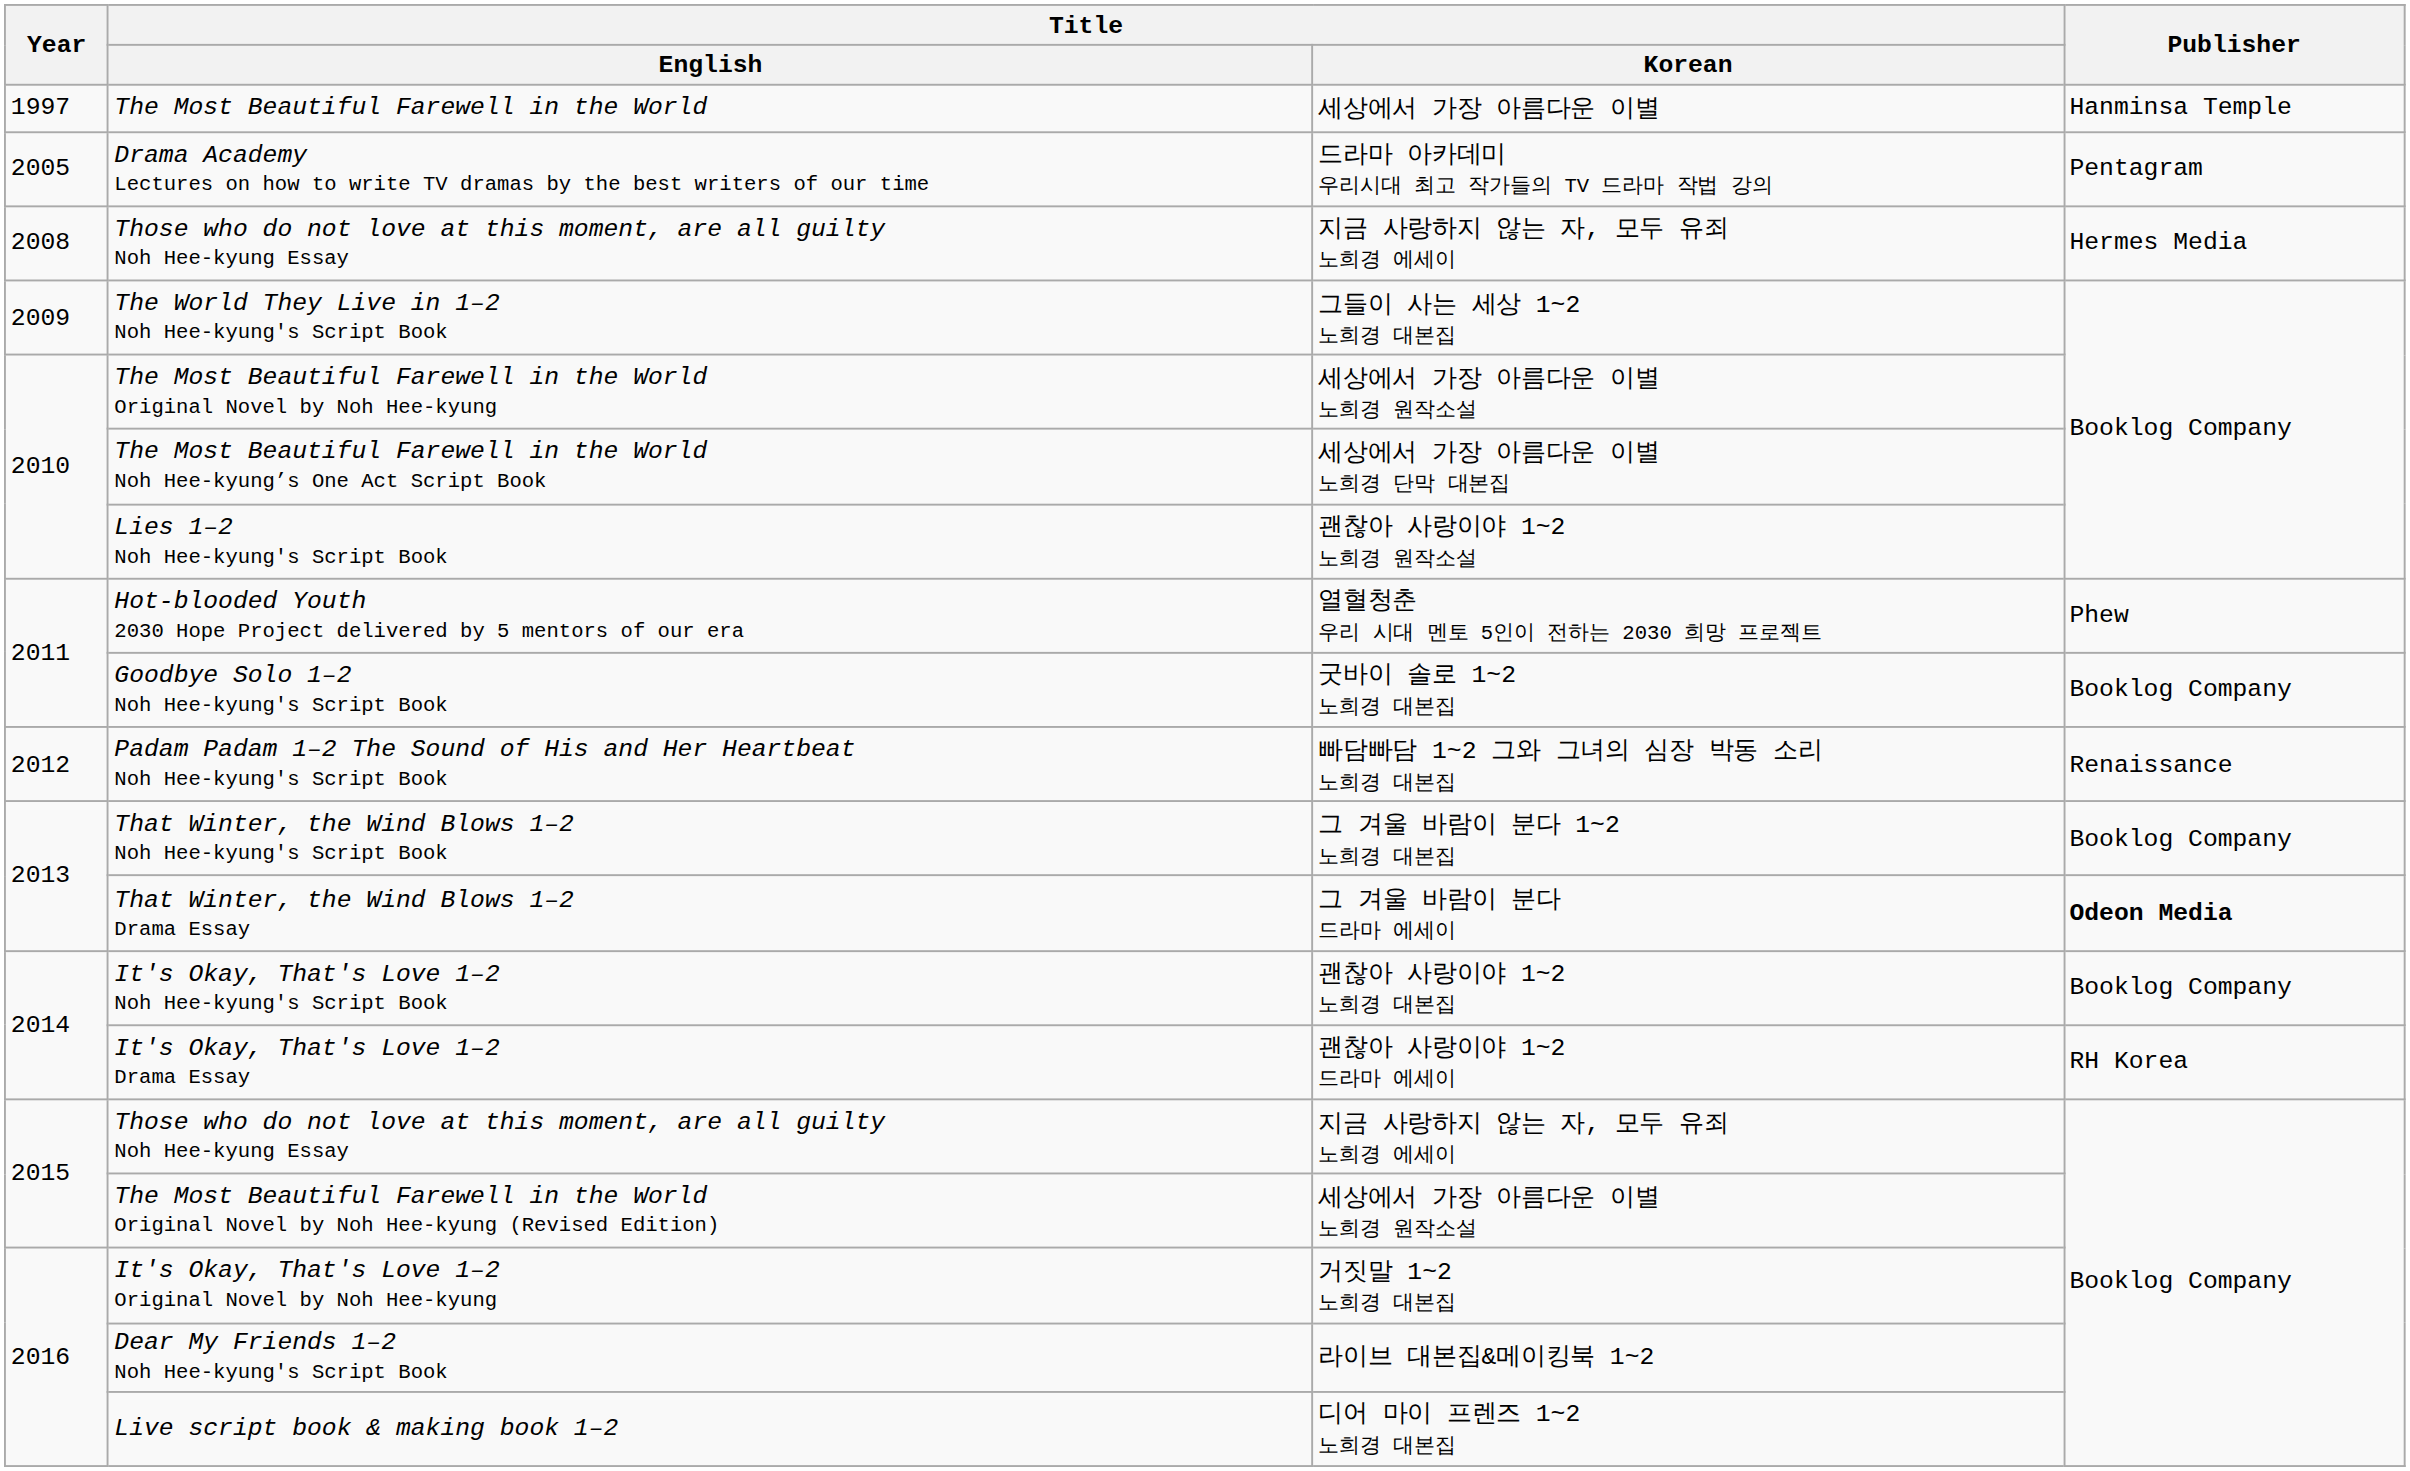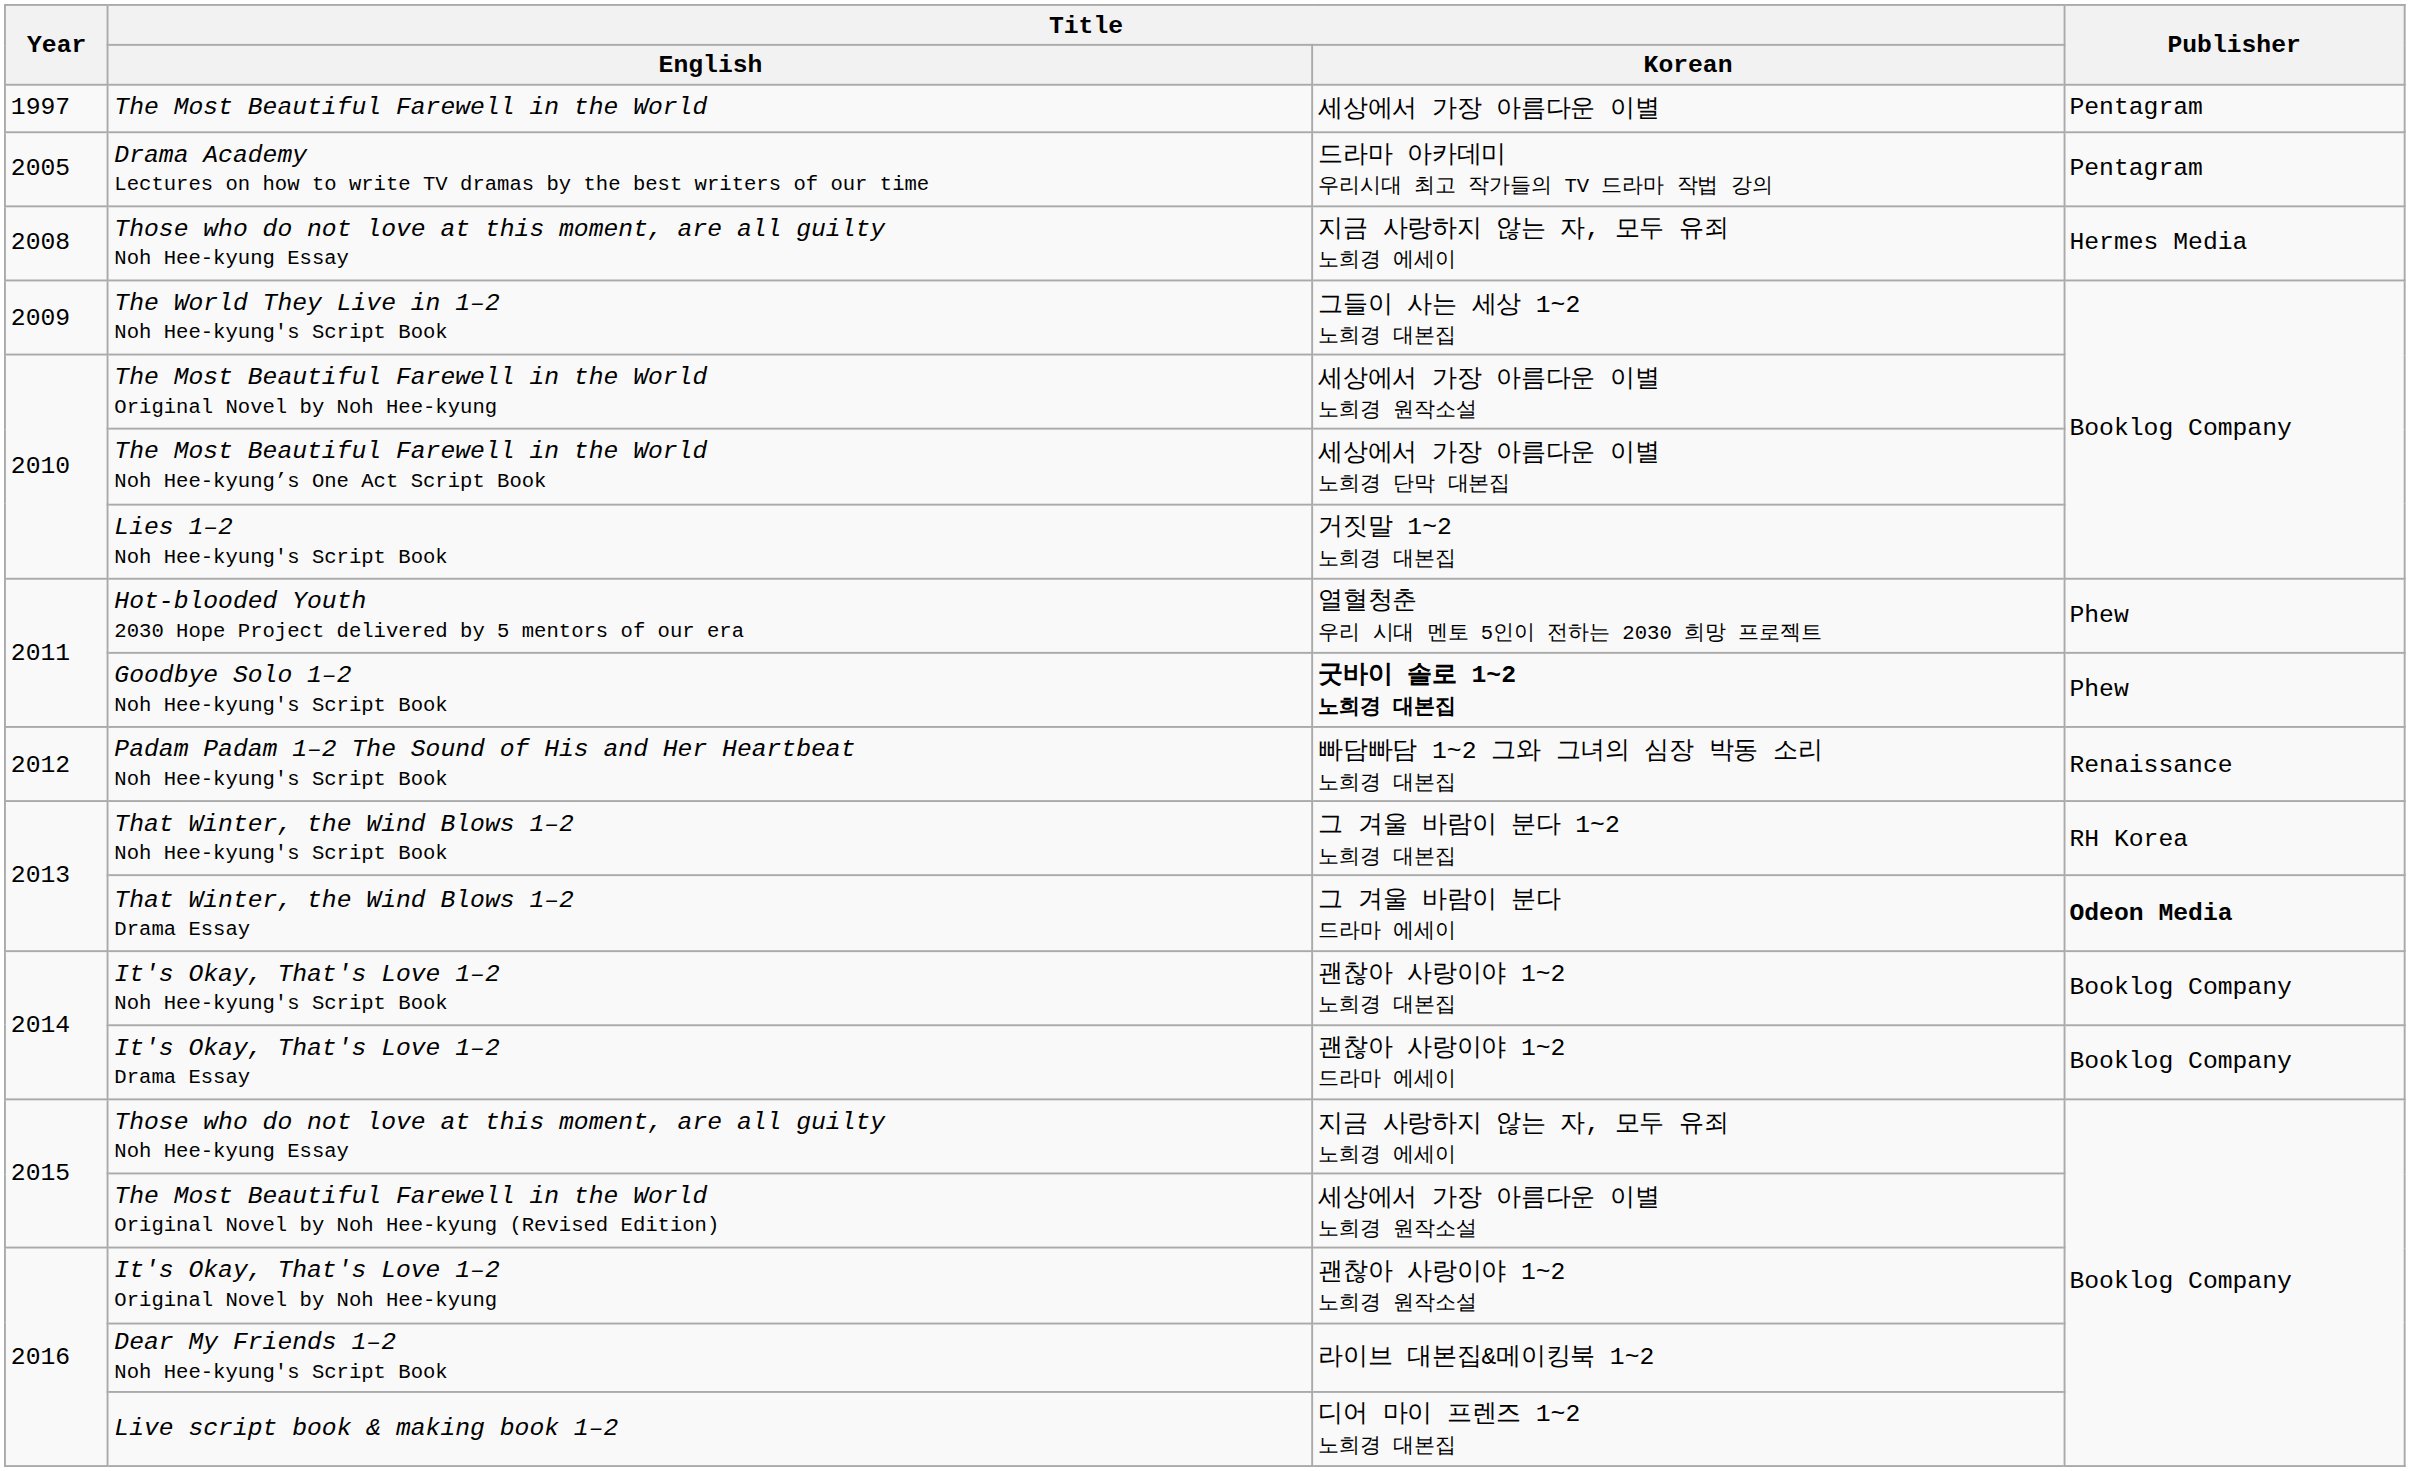(2181, 108) Hanminsa Temple -> (2136, 108) Pentagram
(1442, 542) 괜찮아 사랑이야 1~2 노희경 원작소설 -> (1387, 542) 거짓말 1~2 노희경 대본집
(1417, 691) normal -> (1417, 692) bold
(2181, 690) Booklog Company -> (2099, 690) Phew
(2181, 839) Booklog Company -> (2129, 839) RH Korea
(2129, 1062) RH Korea -> (2181, 1062) Booklog Company
(1387, 1286) 거짓말 1~2 노희경 대본집 -> (1442, 1286) 괜찮아 사랑이야 1~2 노희경 원작소설
